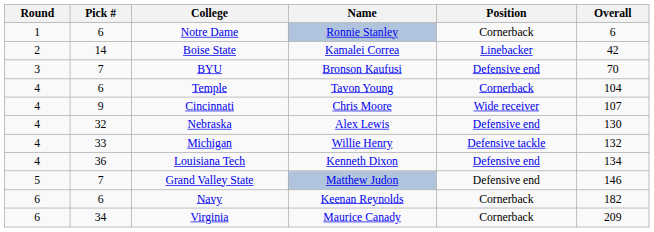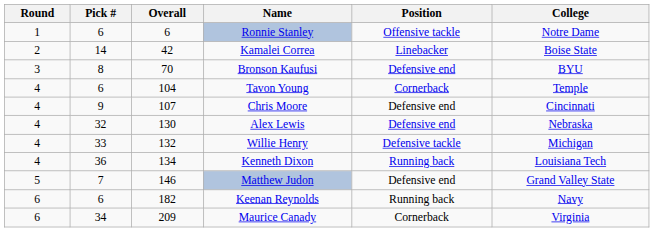columns swapped: (613, 13) <-> (210, 13)
(506, 32) Cornerback -> (422, 32) Offensive tackle
(101, 69) 7 -> (101, 69) 8
(506, 106) Wide receiver -> (422, 106) Defensive end
(506, 161) Defensive end -> (422, 161) Running back
(506, 198) Cornerback -> (422, 198) Running back
